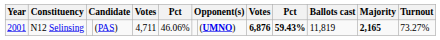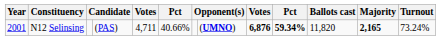(175, 27) 46.06% -> (175, 27) 40.66%
(290, 27) 59.43% -> (290, 27) 59.34%
(322, 27) 11,819 -> (322, 27) 11,820
(415, 27) 73.27% -> (415, 27) 73.24%
